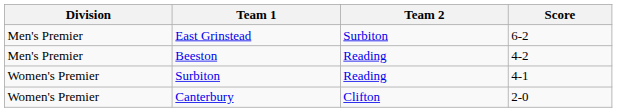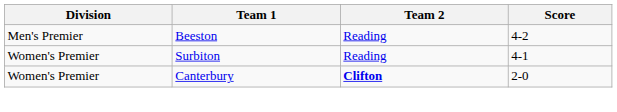- row: (213, 35)
(362, 96) normal -> (363, 76) bold
